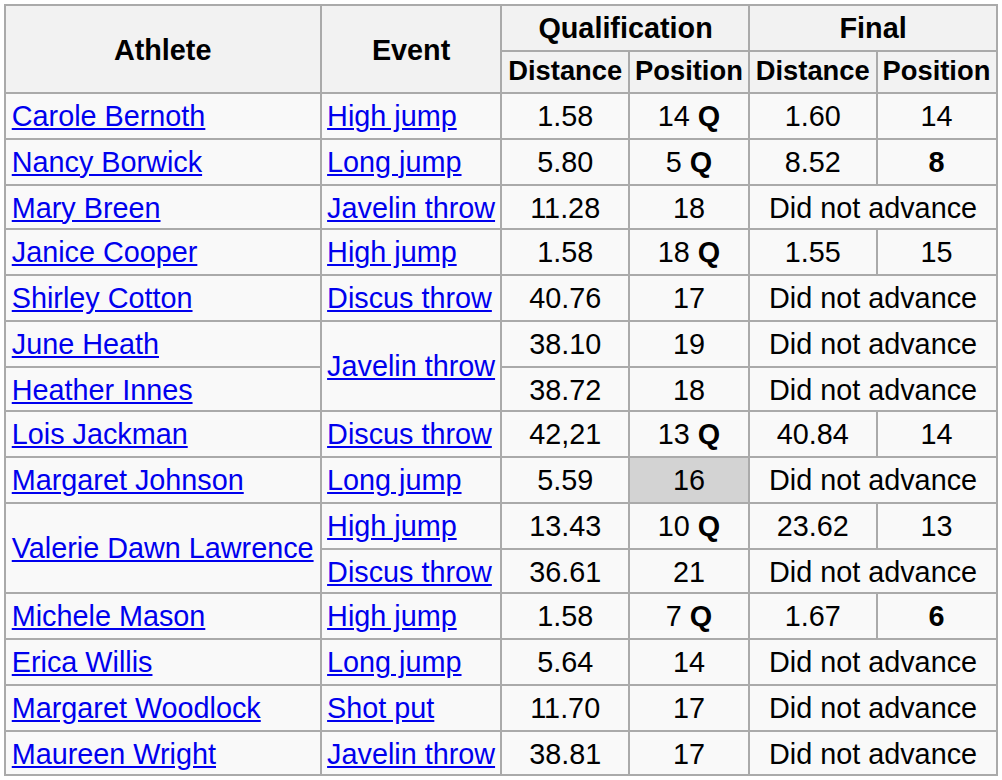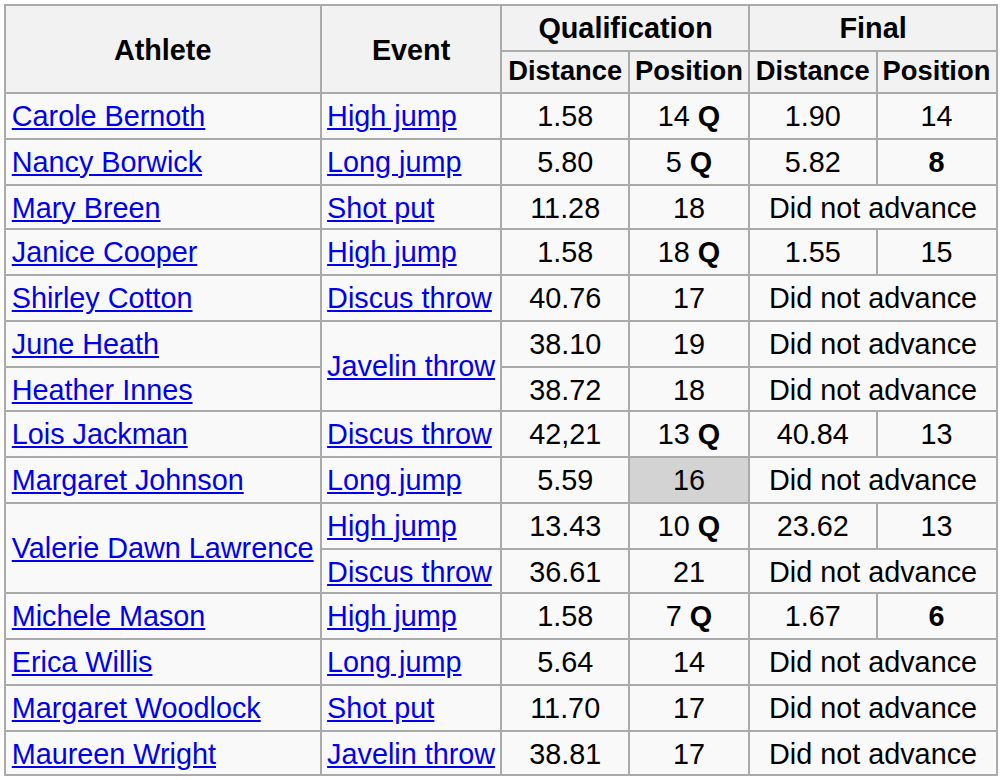(813, 117) 1.60 -> (813, 117) 1.90
(813, 162) 8.52 -> (813, 162) 5.82
(411, 208) Javelin throw -> (381, 208) Shot put
(936, 435) 14 -> (936, 435) 13
